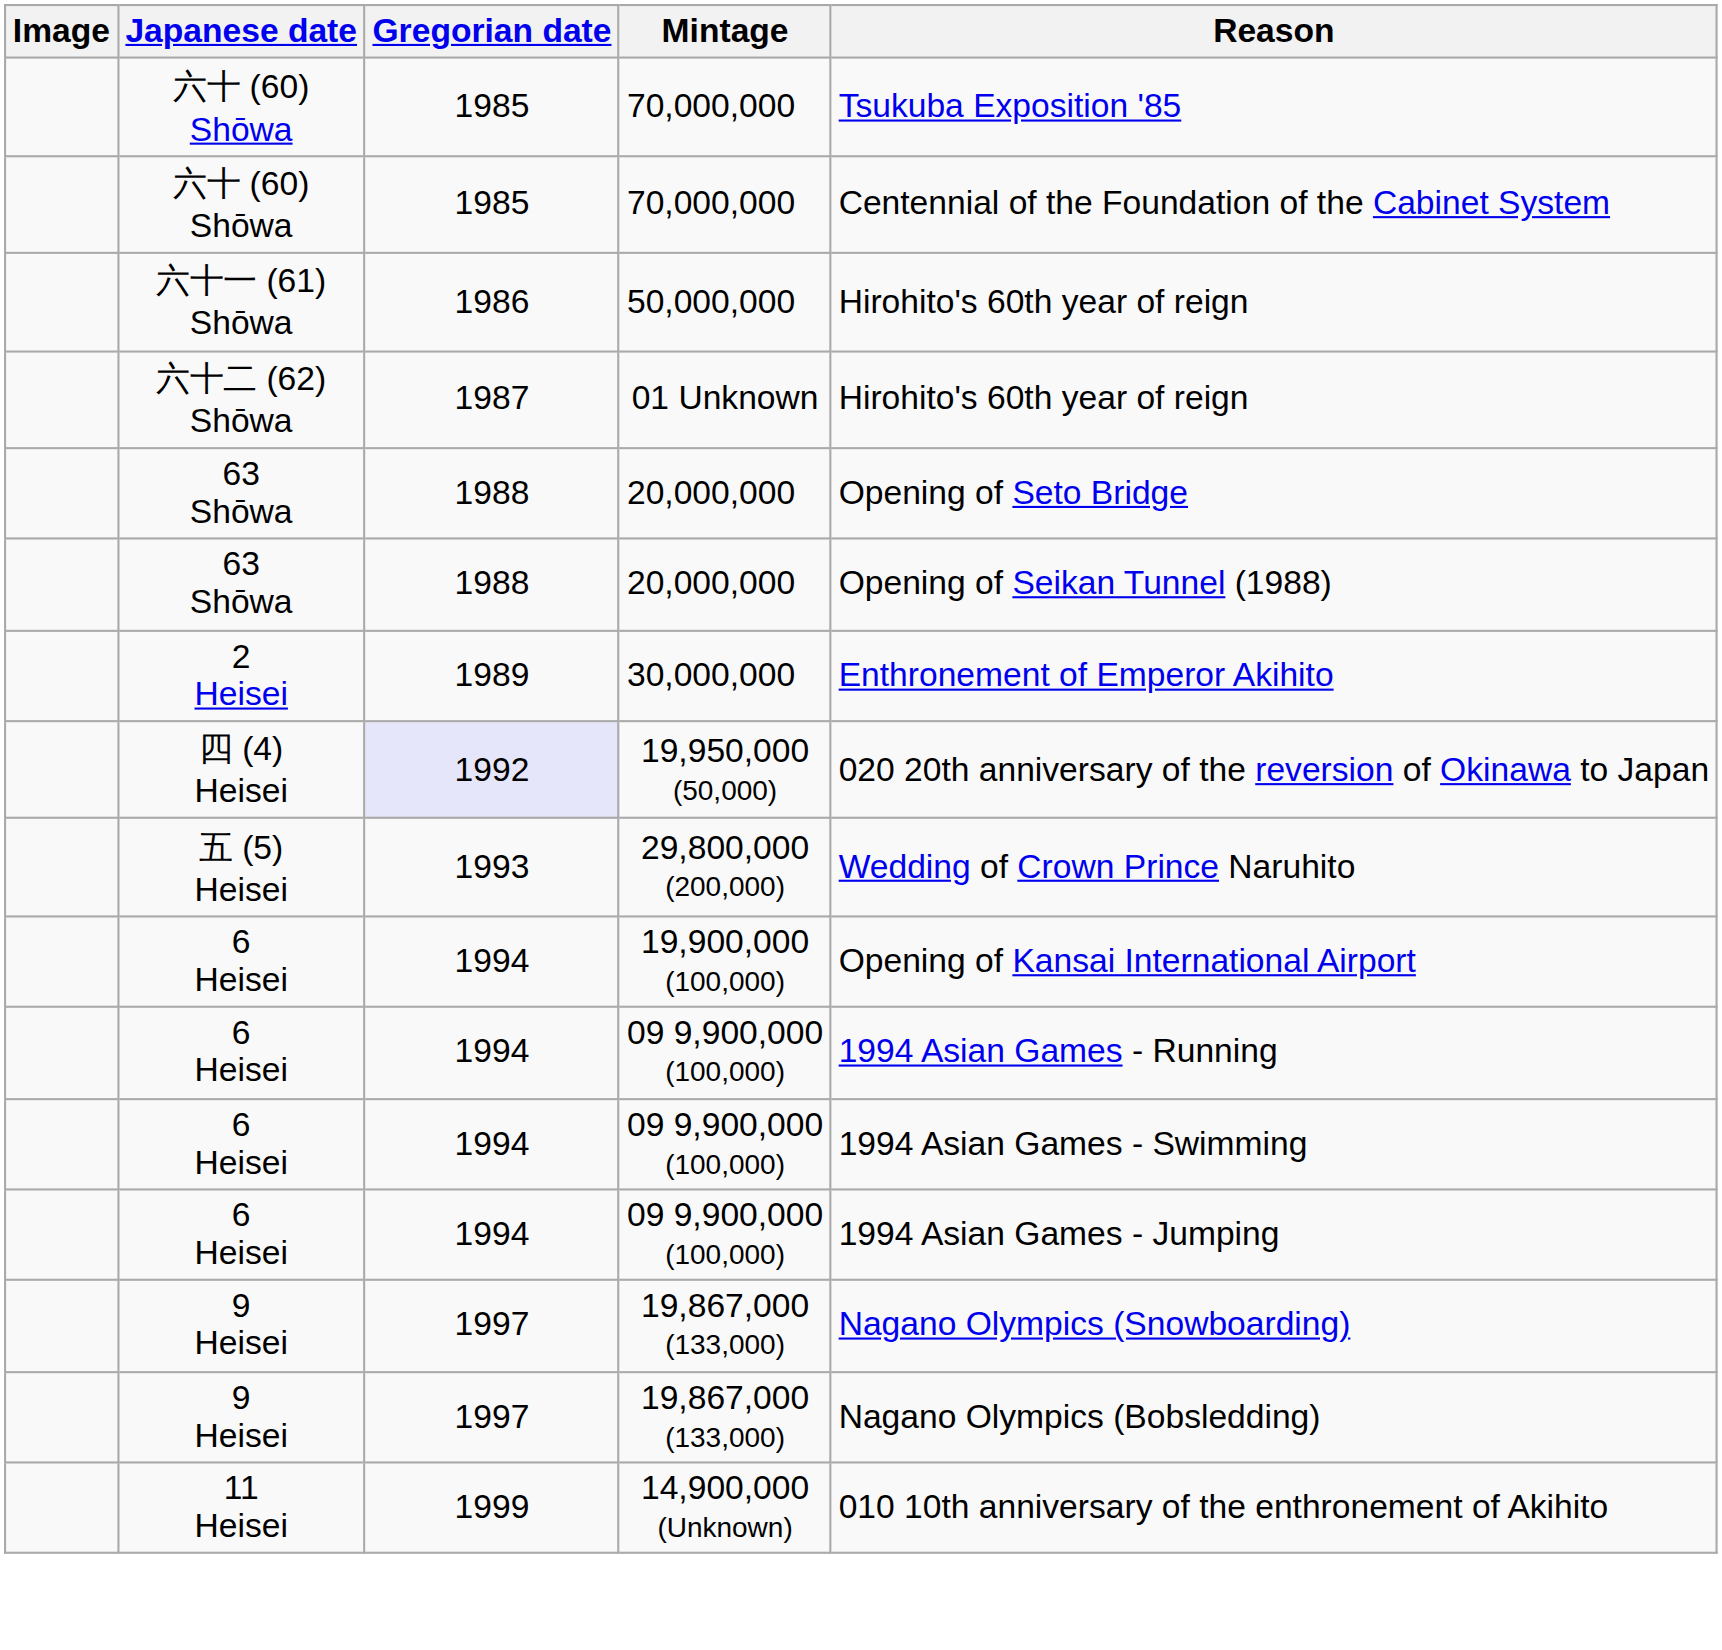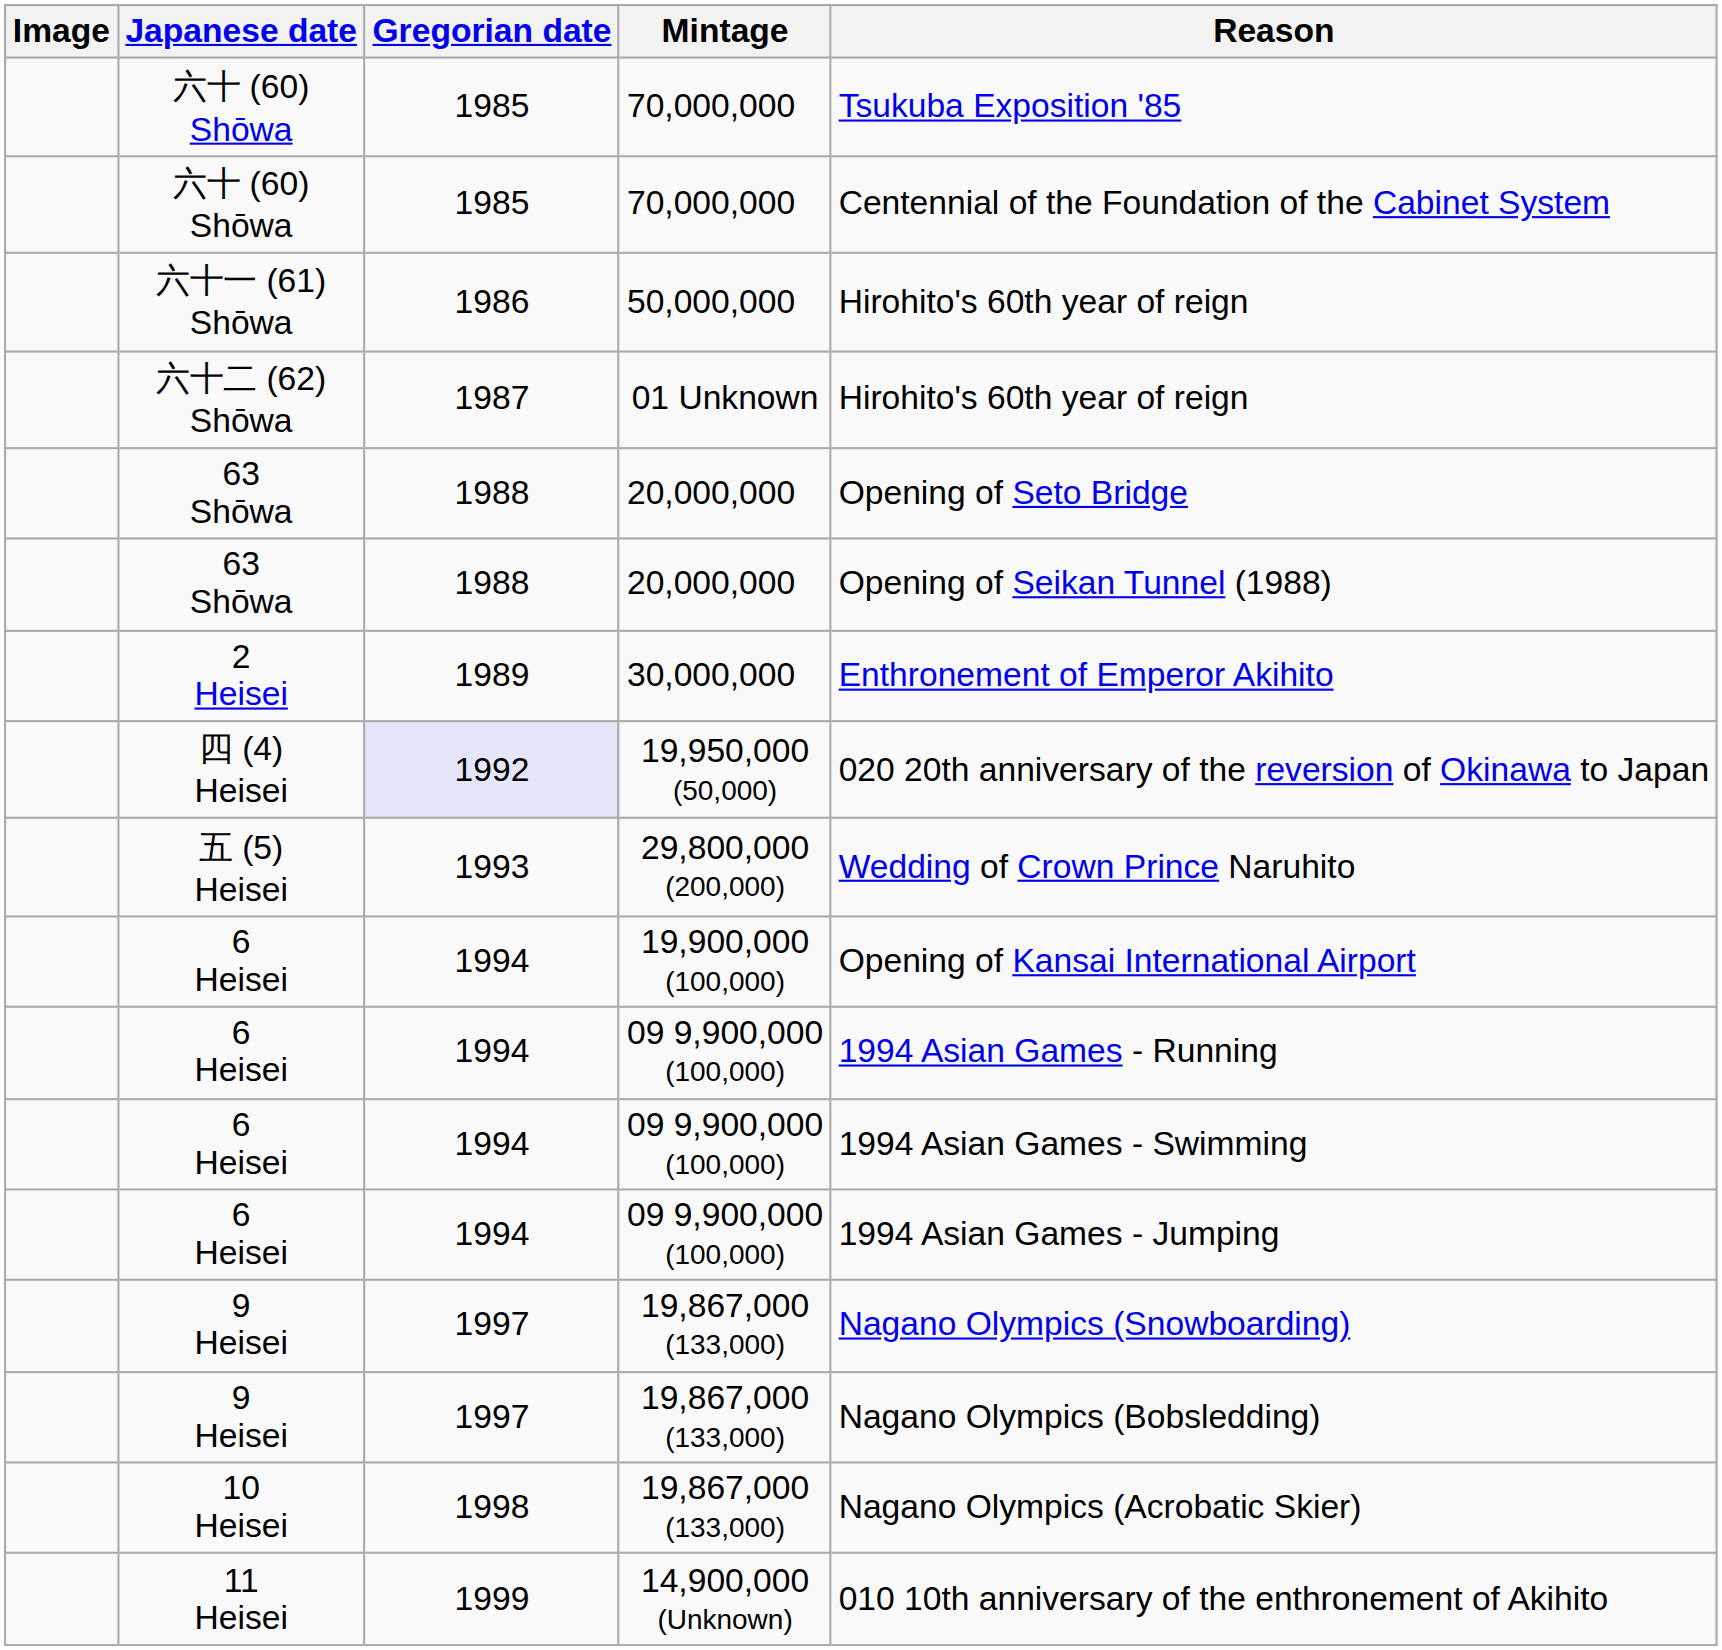+ row: (241, 1507)
